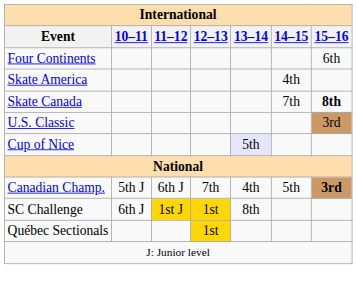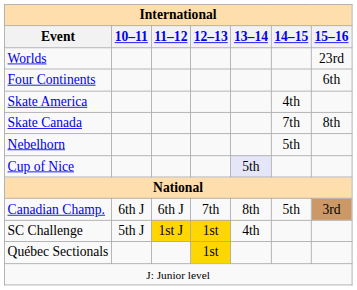+ row: (27, 58)
(332, 101) bold -> (332, 123) normal
+ row: (36, 144)
- row: (41, 123)
(131, 187) 5th J -> (131, 209) 6th J
(251, 187) 4th -> (251, 209) 8th
(332, 187) bold -> (332, 209) normal
(131, 209) 6th J -> (131, 230) 5th J
(251, 209) 8th -> (251, 230) 4th
